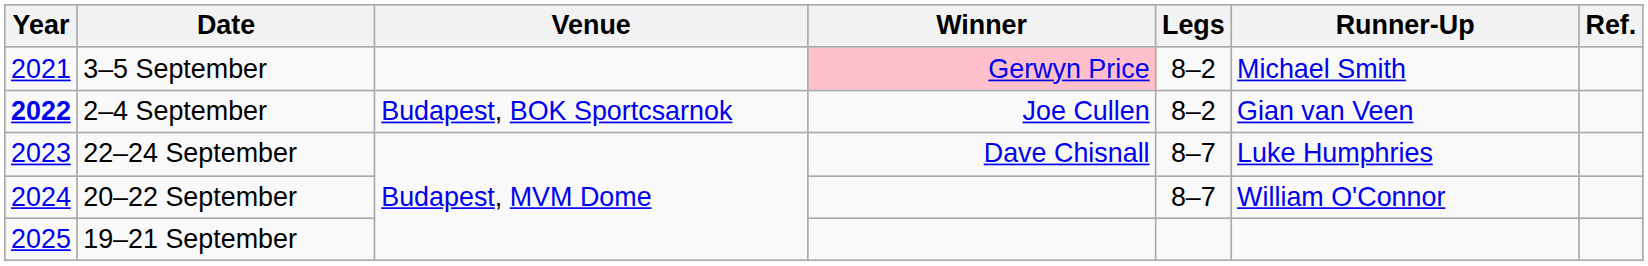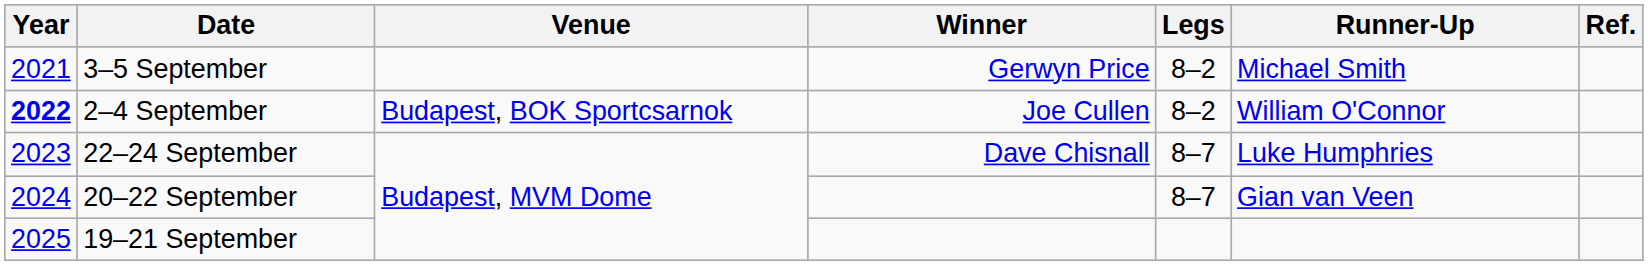(1069, 68) pink background -> (1069, 68) no background
(1325, 111) Gian van Veen -> (1341, 111) William O'Connor
(1341, 196) William O'Connor -> (1325, 196) Gian van Veen
